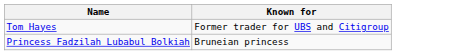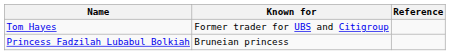+ column: (418, 12)
